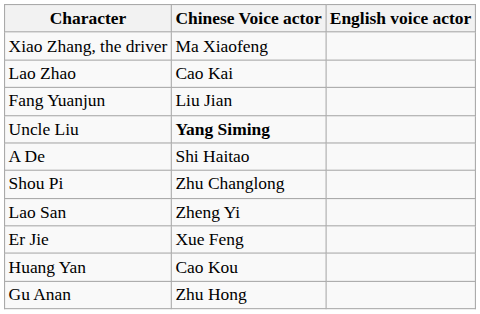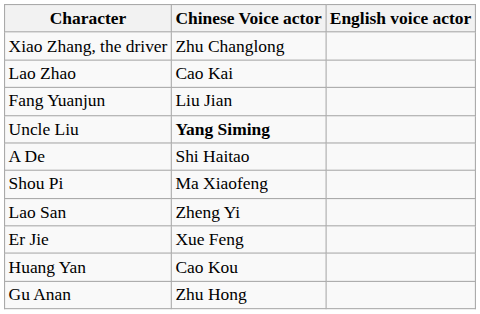(222, 45) Ma Xiaofeng -> (230, 45) Zhu Changlong
(230, 184) Zhu Changlong -> (222, 184) Ma Xiaofeng
